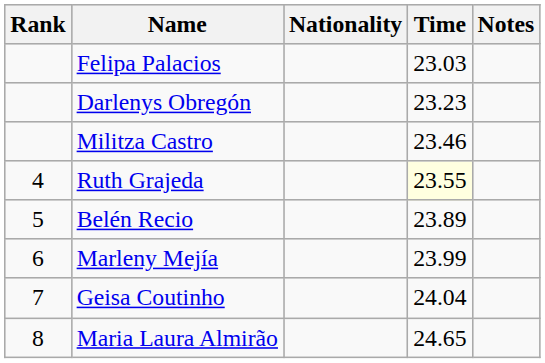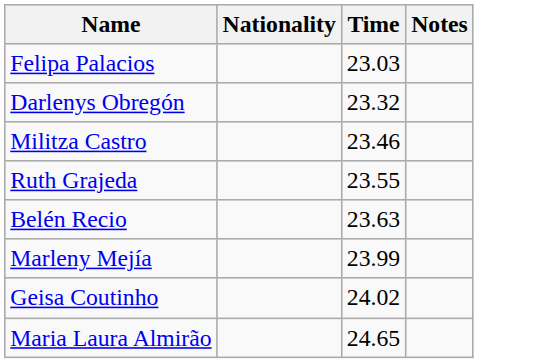- column: (38, 24)
(440, 102) 23.23 -> (374, 102) 23.32
(440, 180) lightyellow background -> (374, 180) no background
(440, 219) 23.89 -> (374, 219) 23.63
(440, 297) 24.04 -> (374, 297) 24.02
